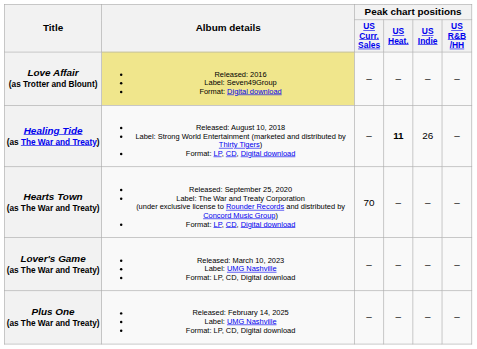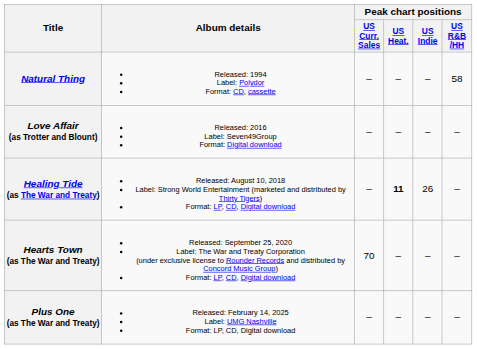+ row: (53, 78)
(228, 83) khaki background -> (228, 136) no background
- row: (53, 264)
